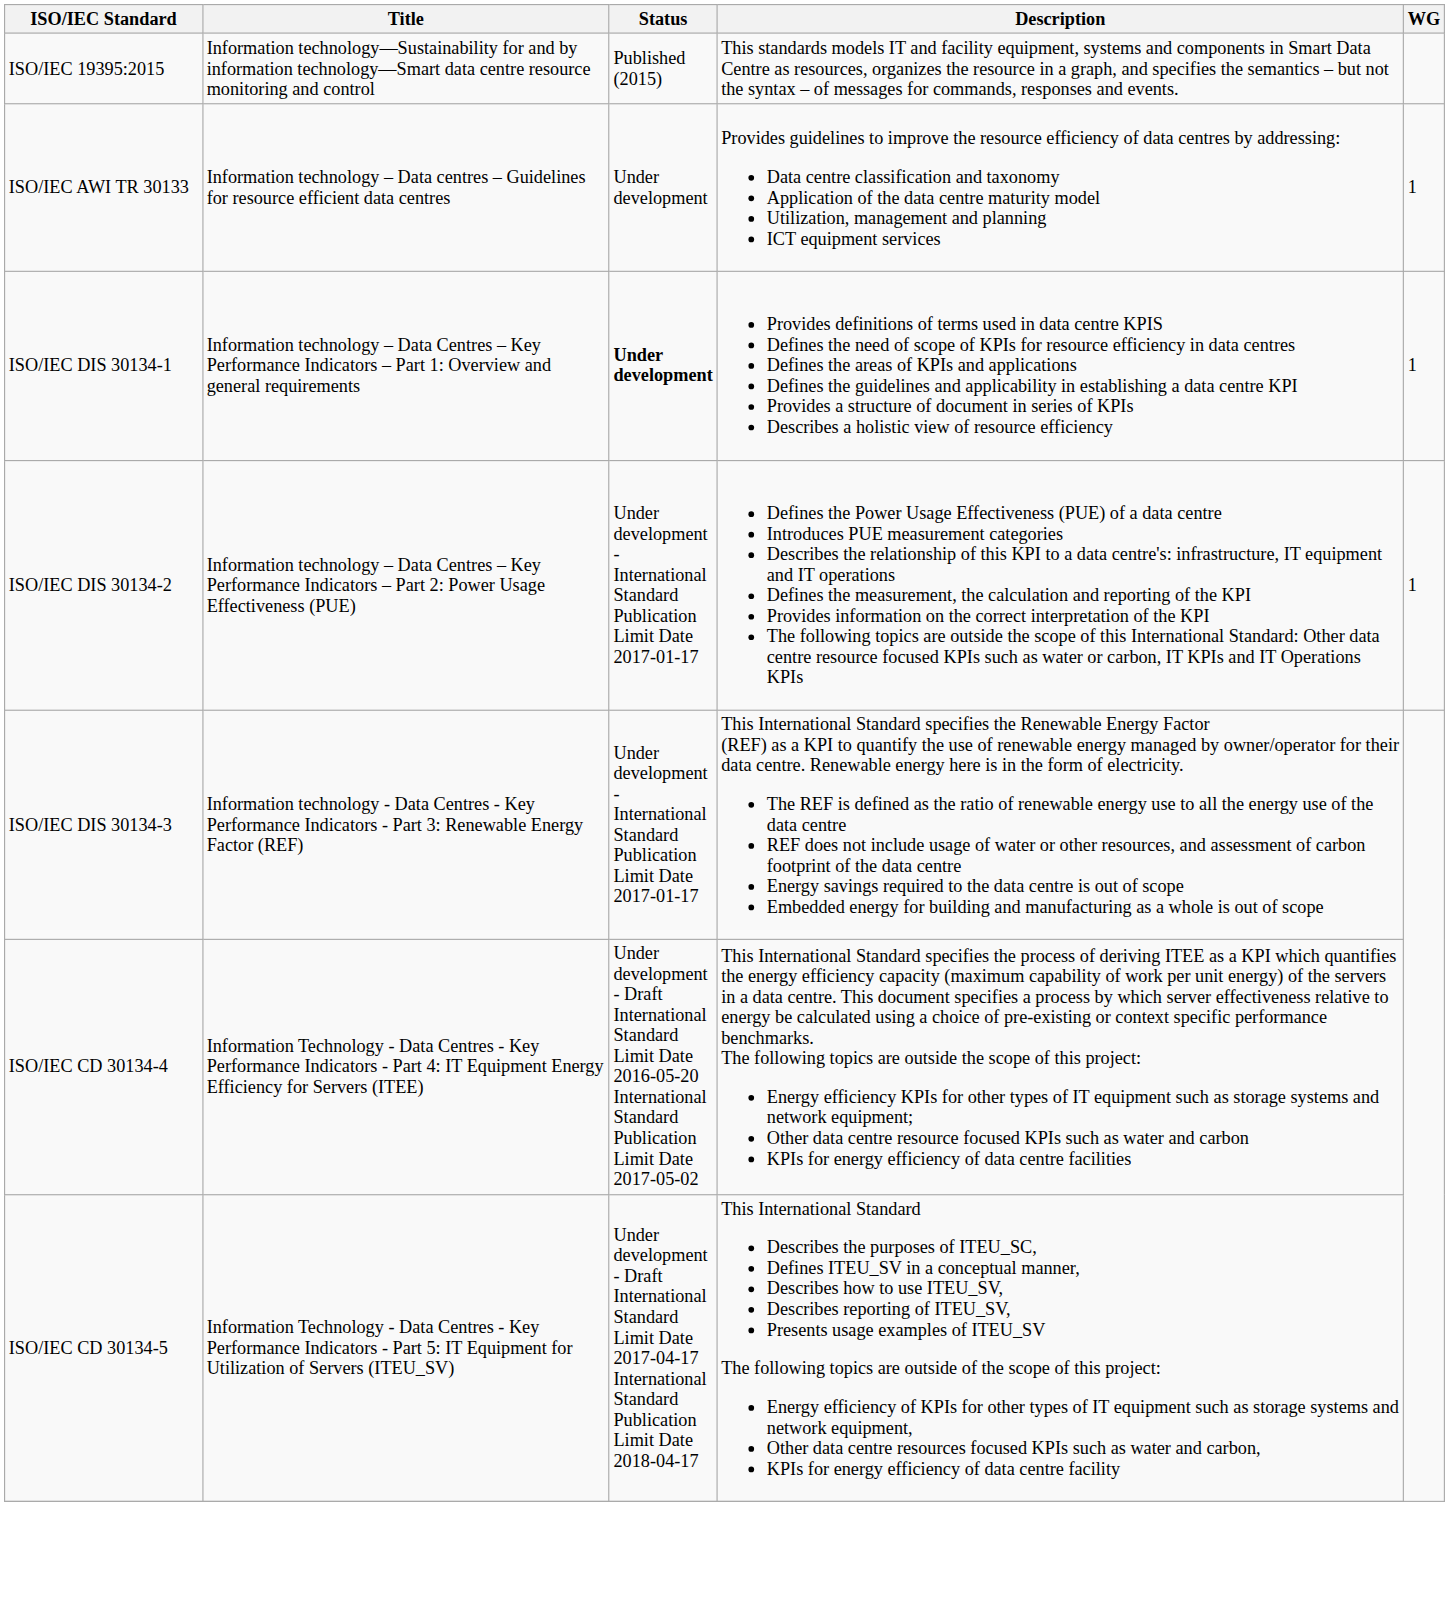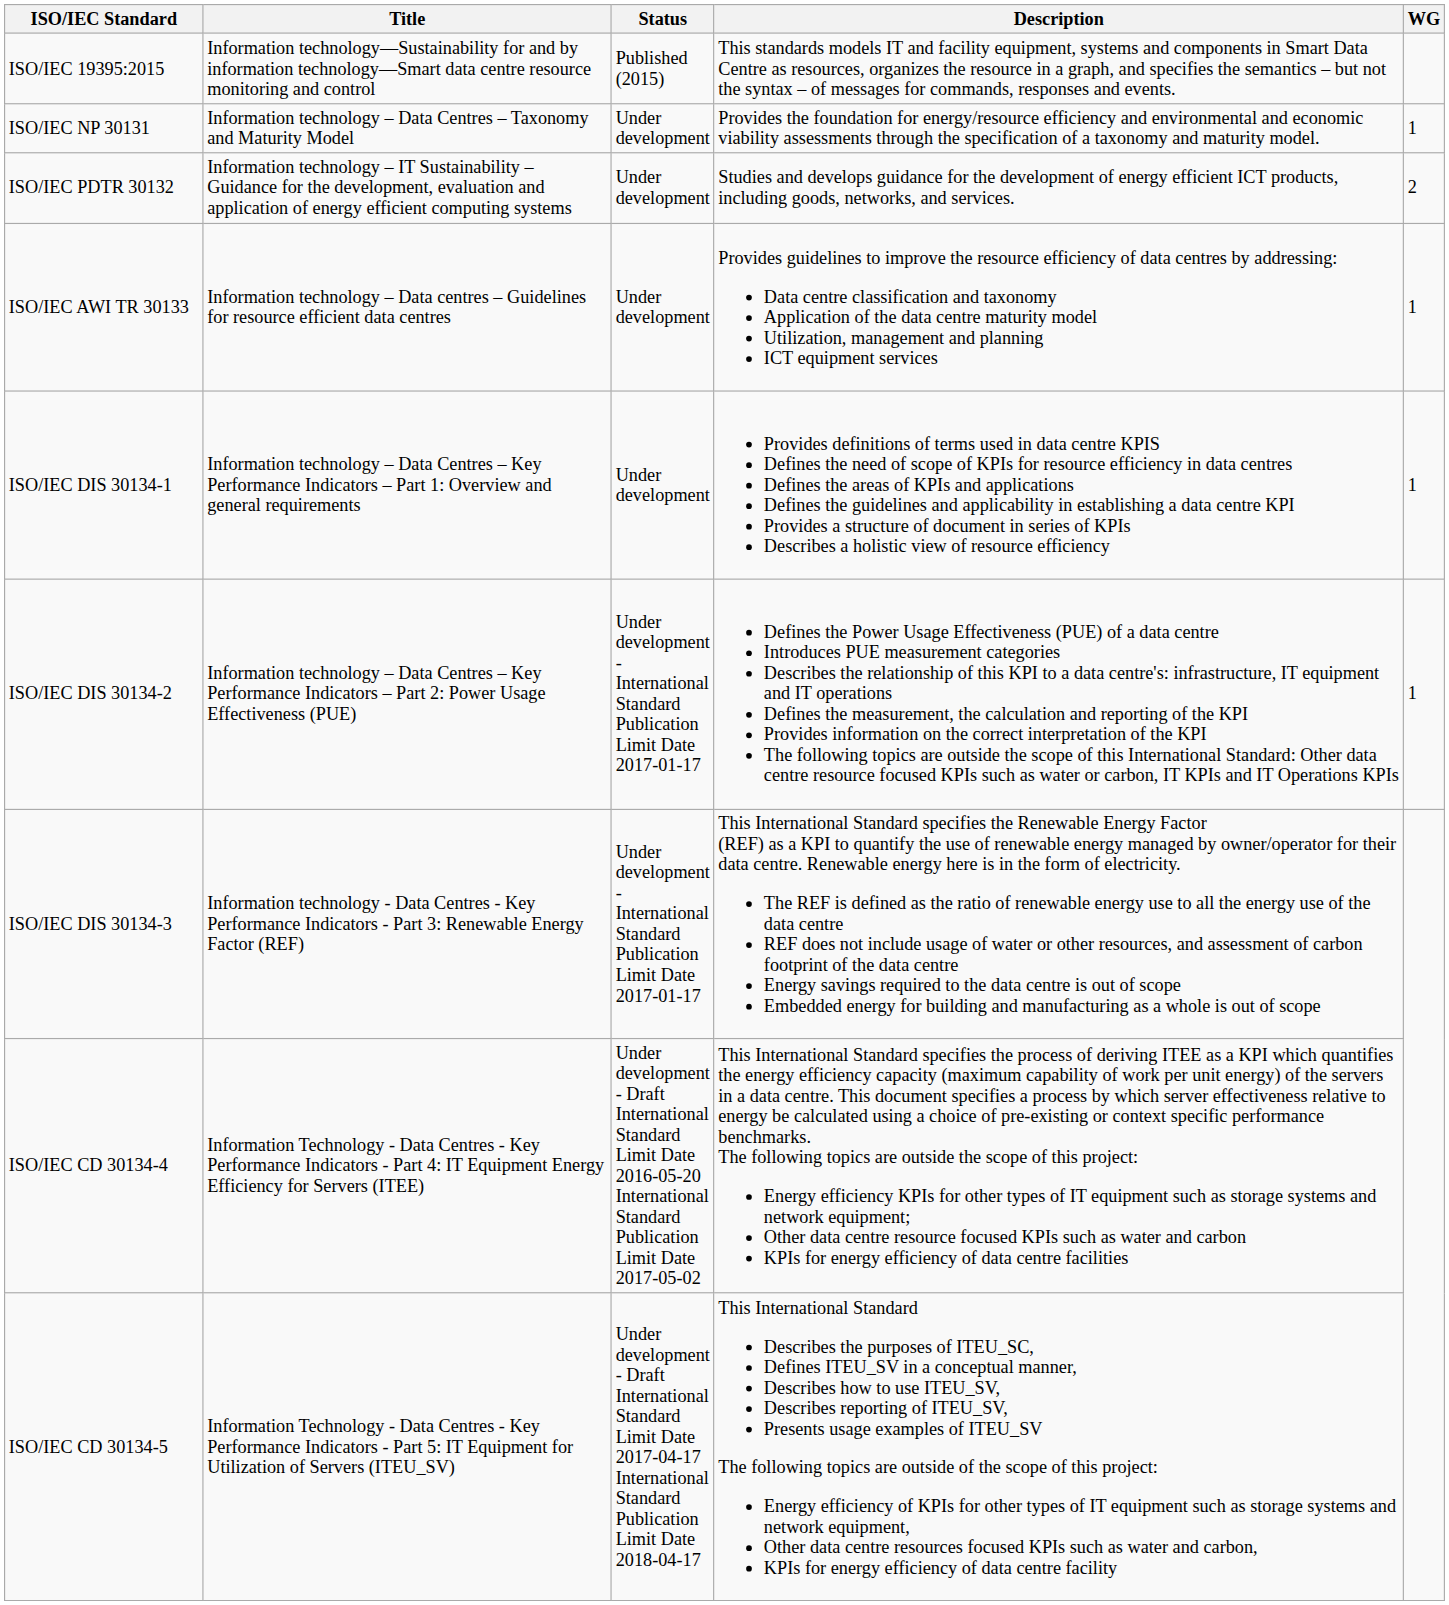+ row: (79, 128)
+ row: (91, 187)
(663, 365) bold -> (663, 485) normal
